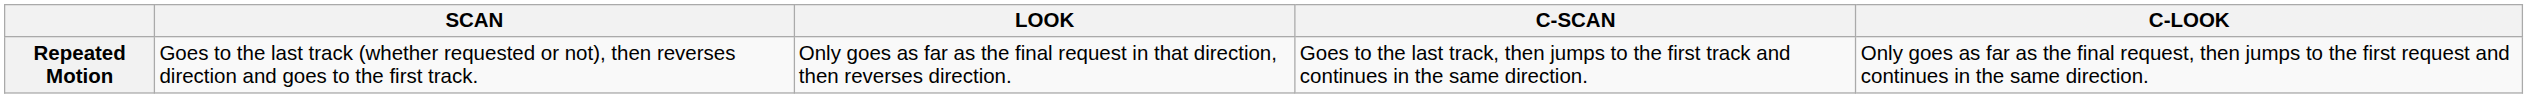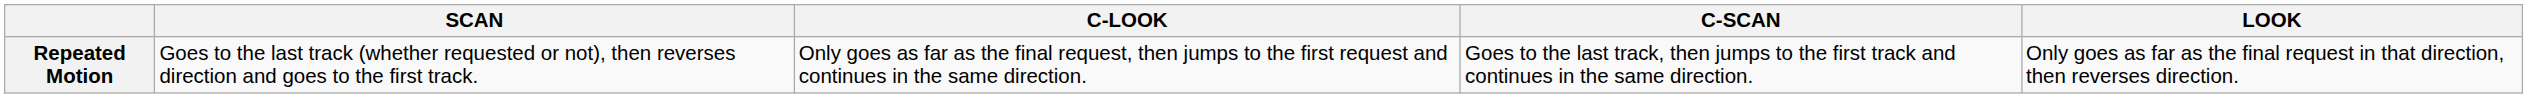columns swapped: (1045, 20) <-> (2189, 20)
